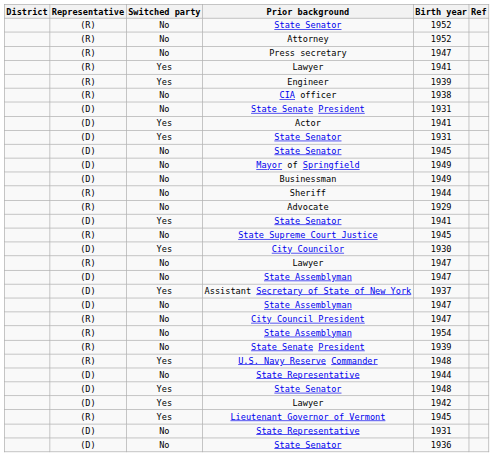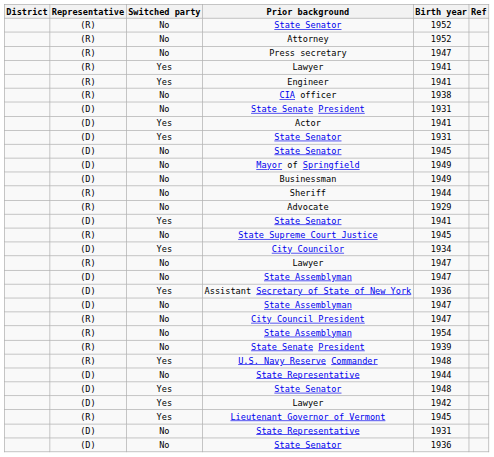(441, 81) 1939 -> (441, 81) 1941
(441, 249) 1930 -> (441, 249) 1934
(441, 291) 1937 -> (441, 291) 1936
